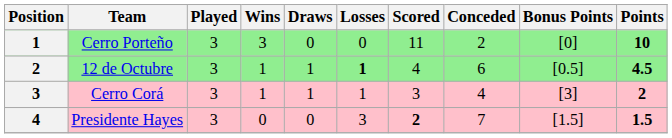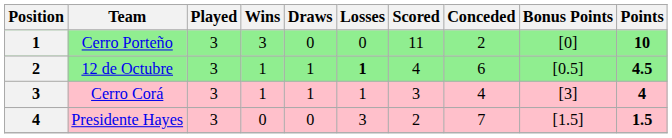(642, 94) 2 -> (642, 94) 4
(416, 119) bold -> (416, 119) normal
